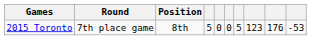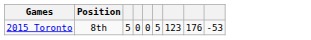- column: (115, 12)
